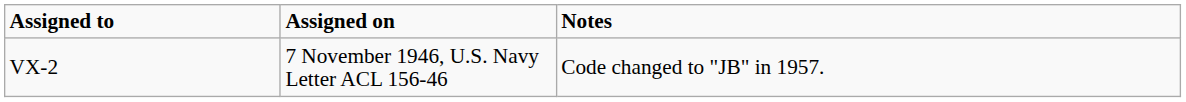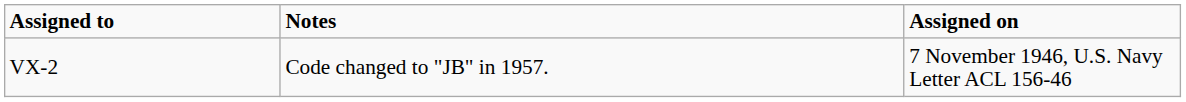columns swapped: (340, 21) <-> (587, 21)
